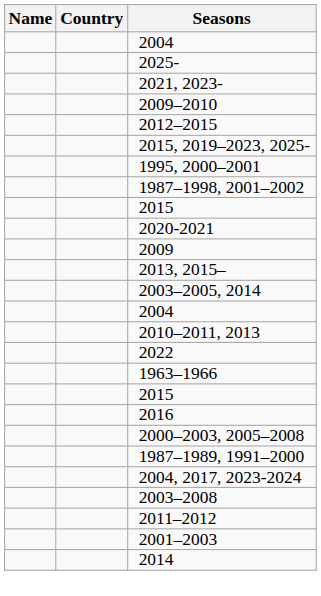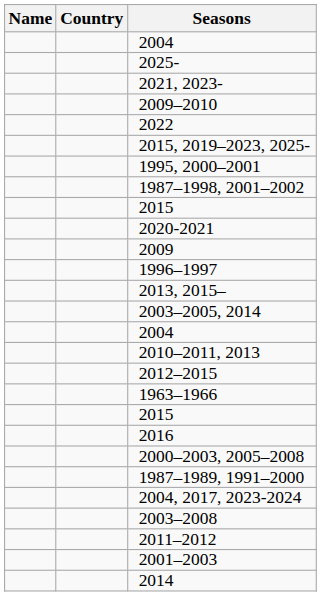rows swapped: (30, 353) <-> (30, 125)
+ row: (30, 270)
